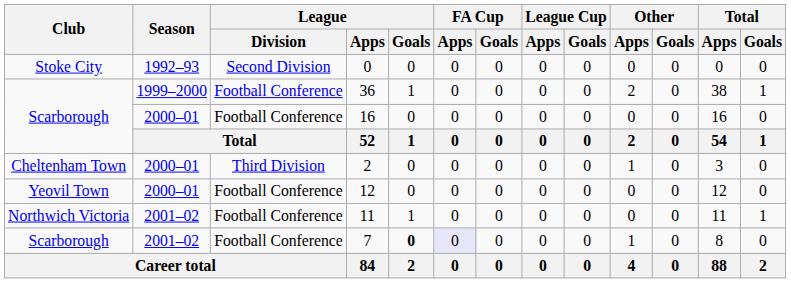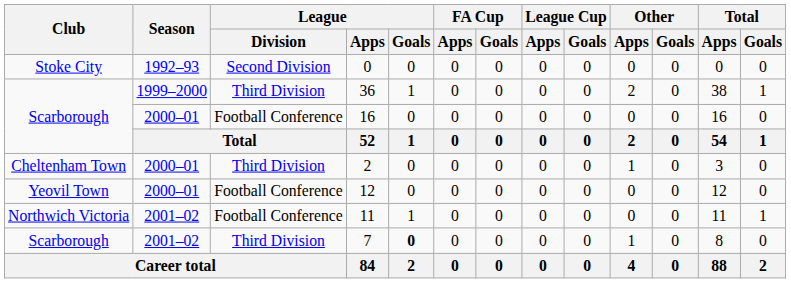(278, 91) Football Conference -> (278, 91) Third Division
(278, 240) Football Conference -> (278, 240) Third Division
(455, 240) lavender background -> (455, 240) no background
